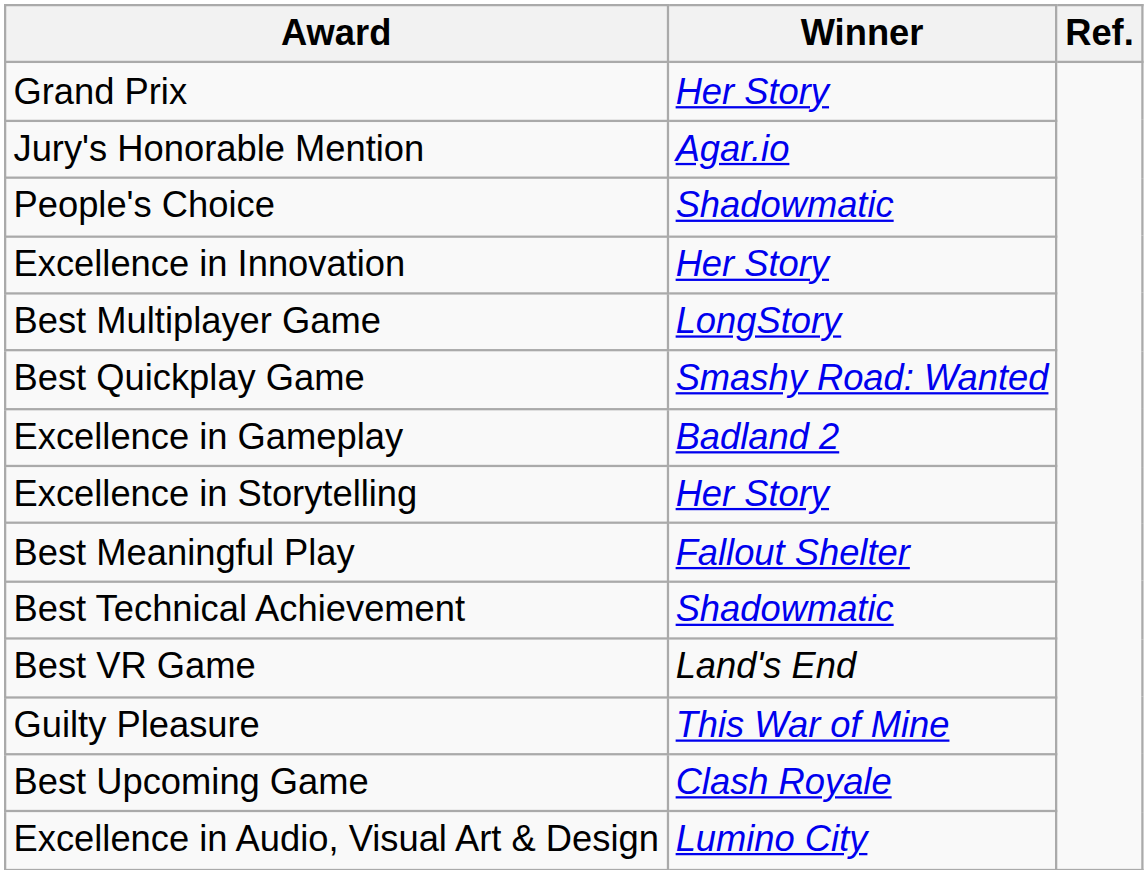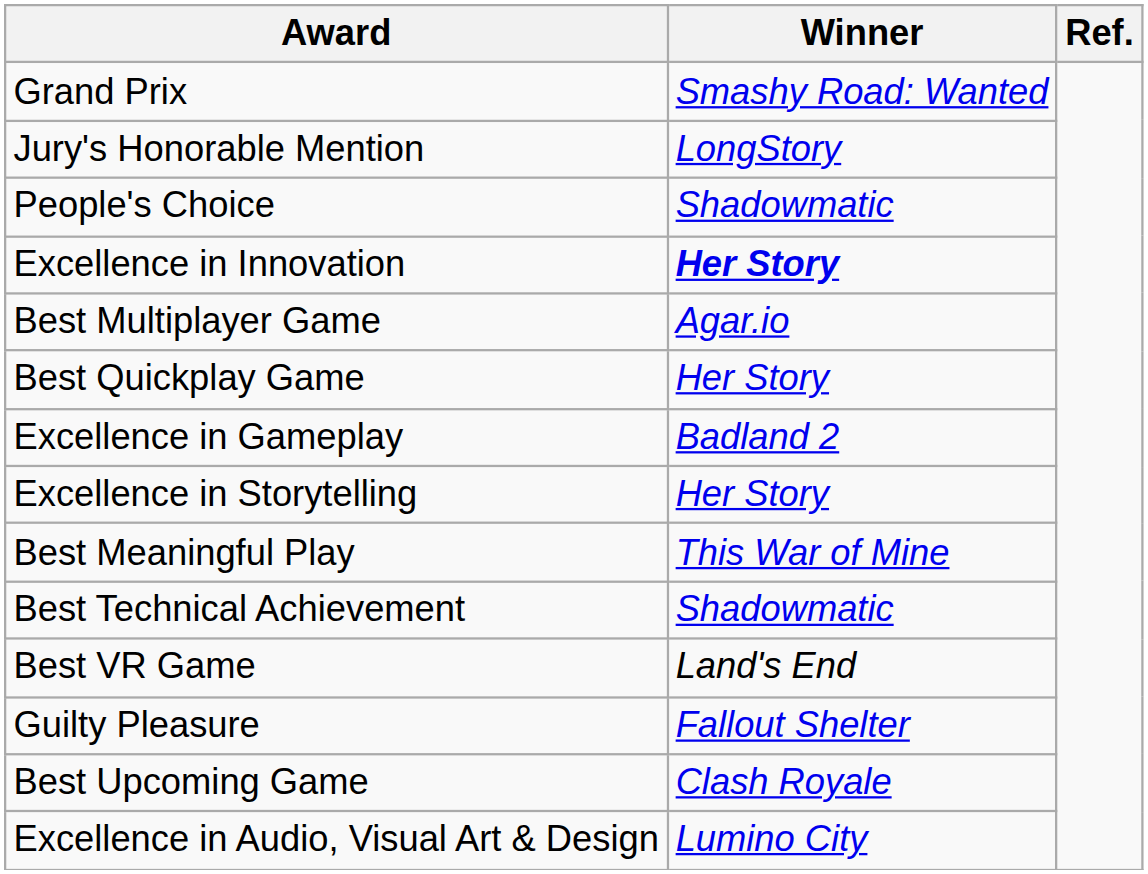(752, 90) Her Story -> (862, 90) Smashy Road: Wanted
(733, 148) Agar.io -> (758, 148) LongStory
(752, 263) normal -> (757, 263) bold
(758, 321) LongStory -> (733, 321) Agar.io
(862, 378) Smashy Road: Wanted -> (752, 378) Her Story
(793, 551) Fallout Shelter -> (813, 551) This War of Mine
(813, 724) This War of Mine -> (793, 724) Fallout Shelter
